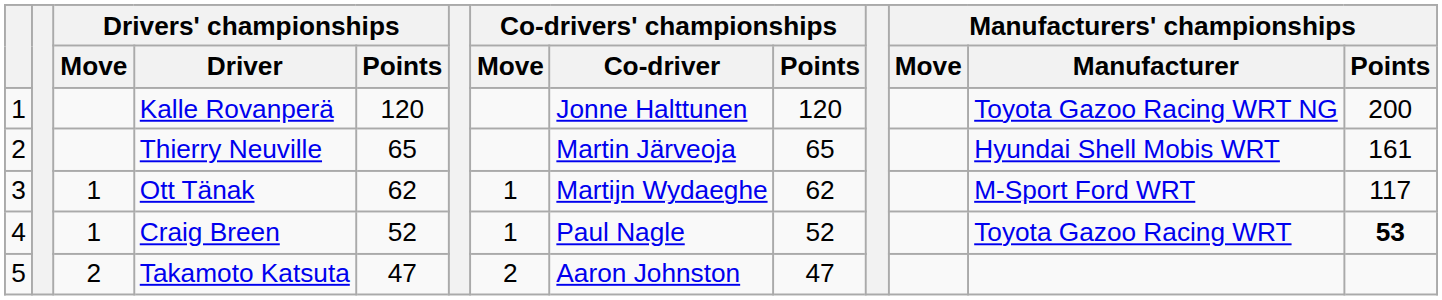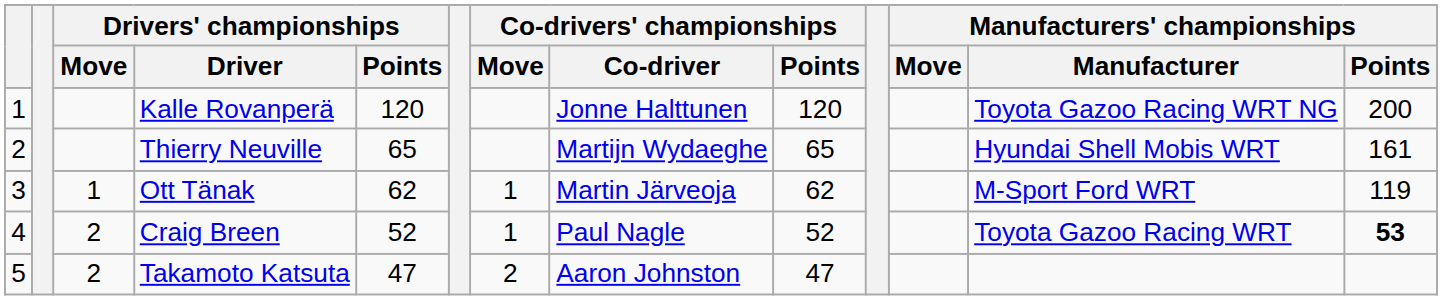(646, 149) Martin Järveoja -> (662, 149) Martijn Wydaeghe
(662, 191) Martijn Wydaeghe -> (646, 191) Martin Järveoja
(1390, 191) 117 -> (1390, 191) 119
(94, 232) 1 -> (94, 232) 2
